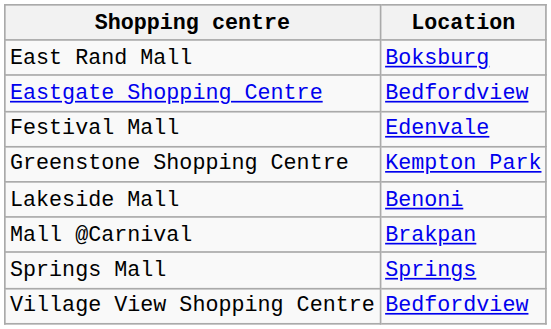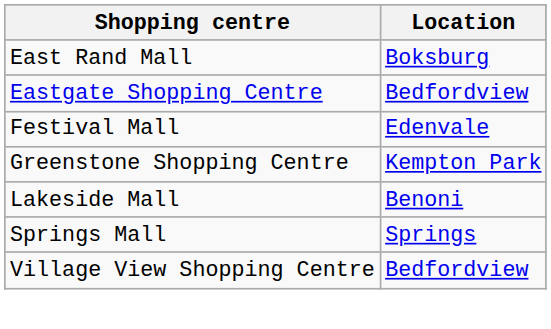- row: (101, 235)
